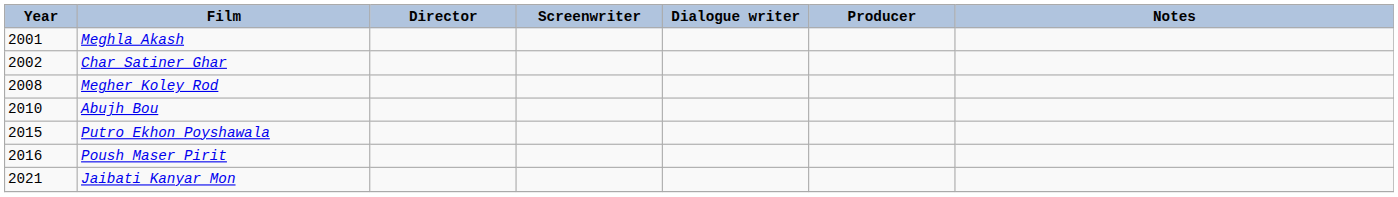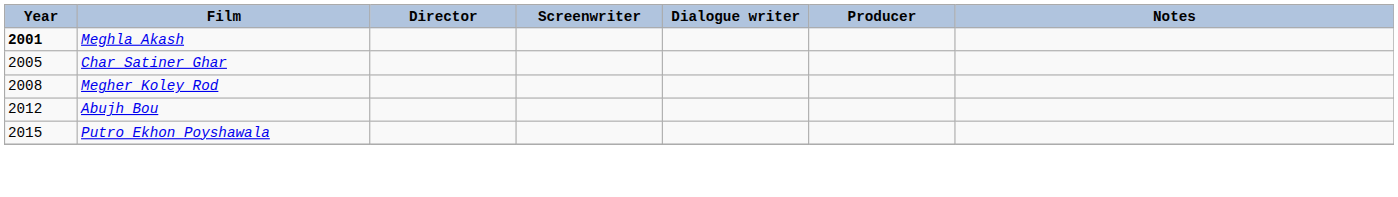(25, 40) normal -> (25, 40) bold
(25, 63) 2002 -> (25, 63) 2005
(25, 109) 2010 -> (25, 109) 2012
- row: (154, 156)
- row: (158, 179)
